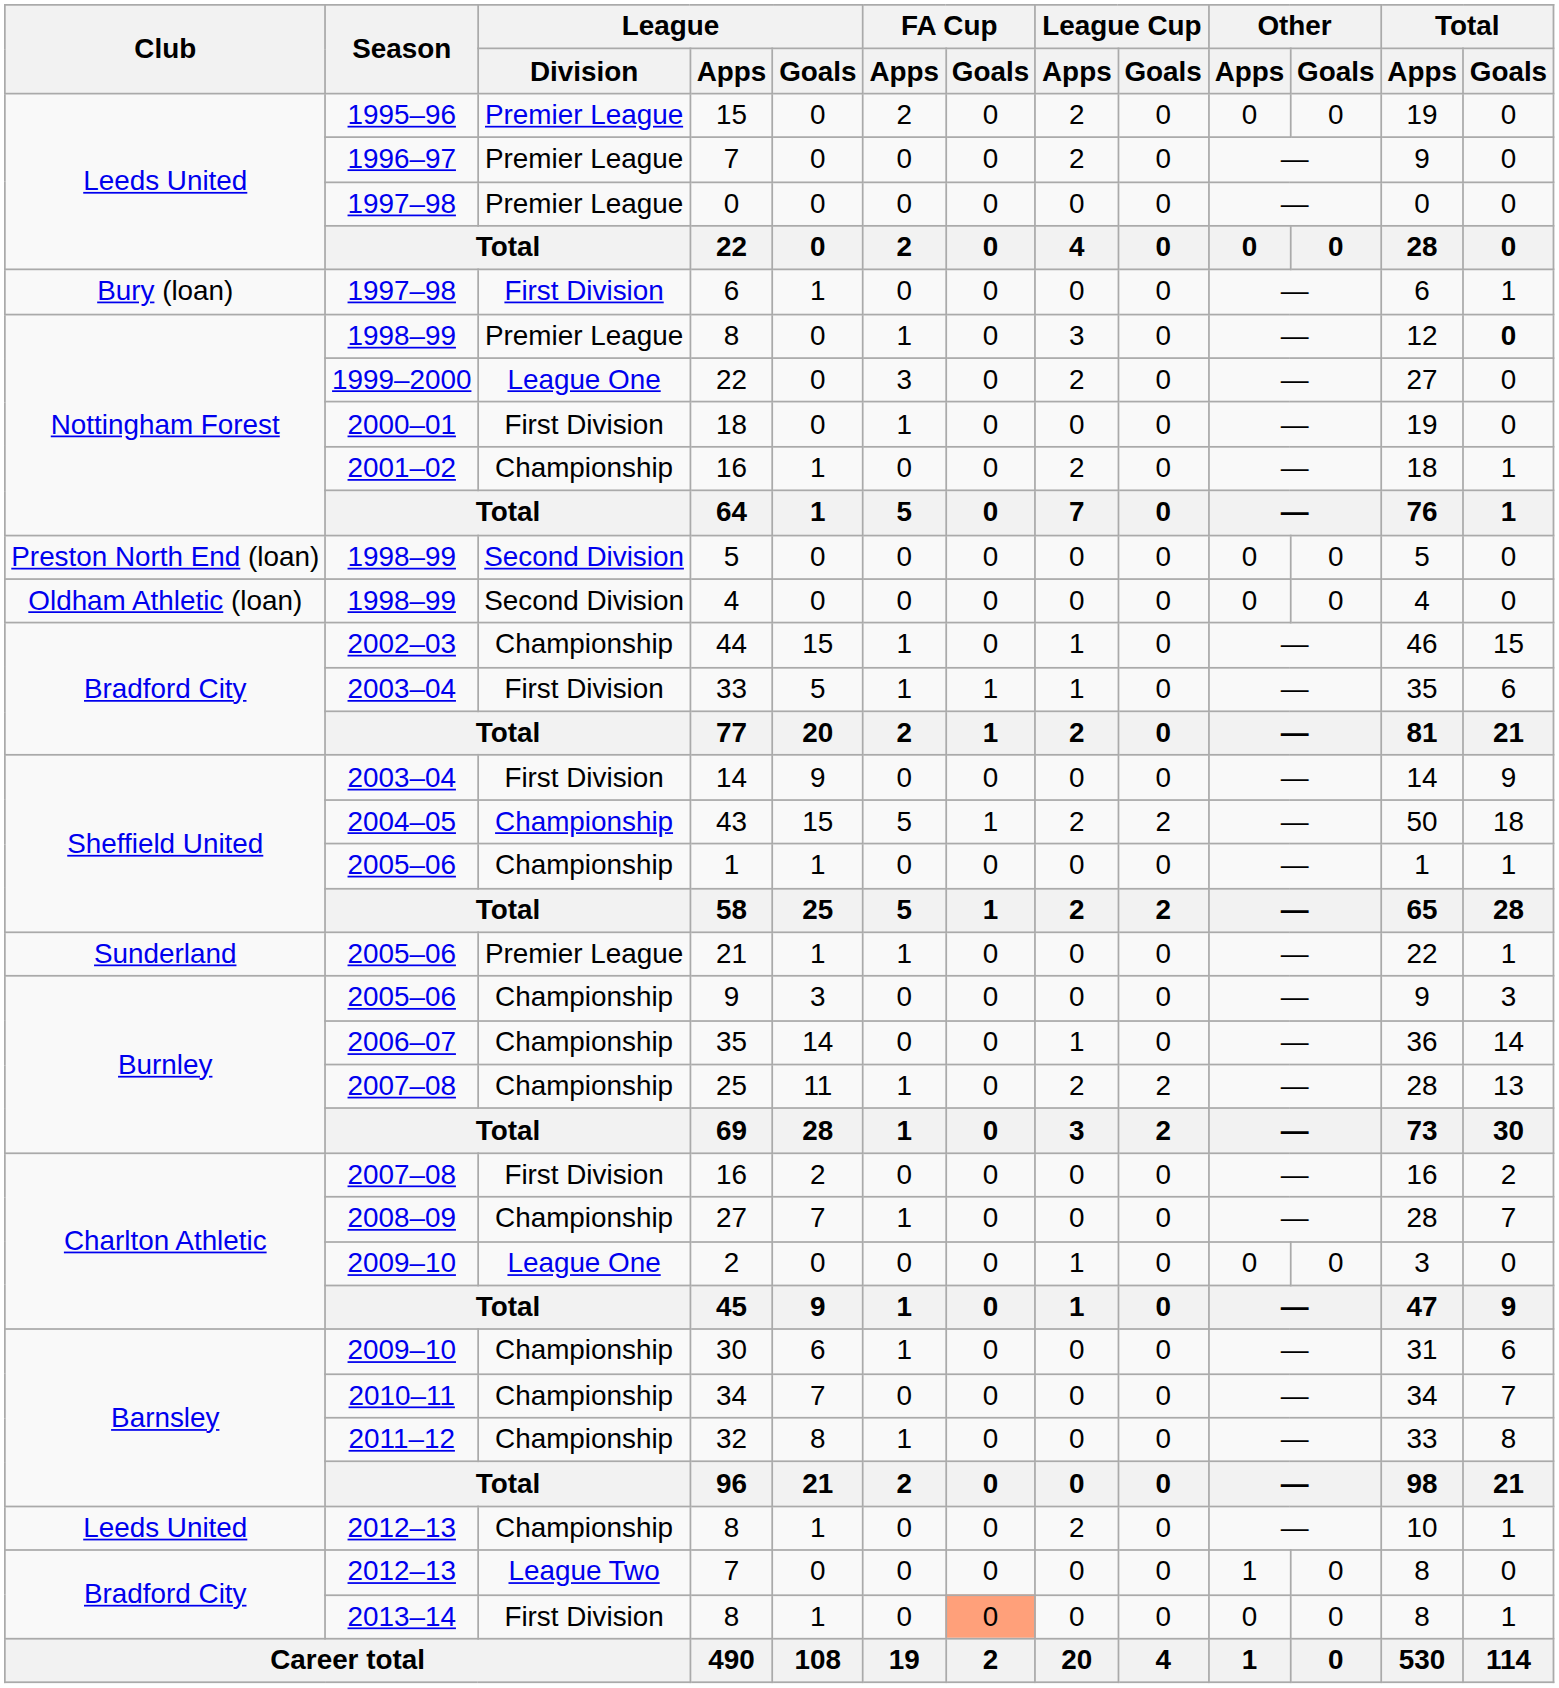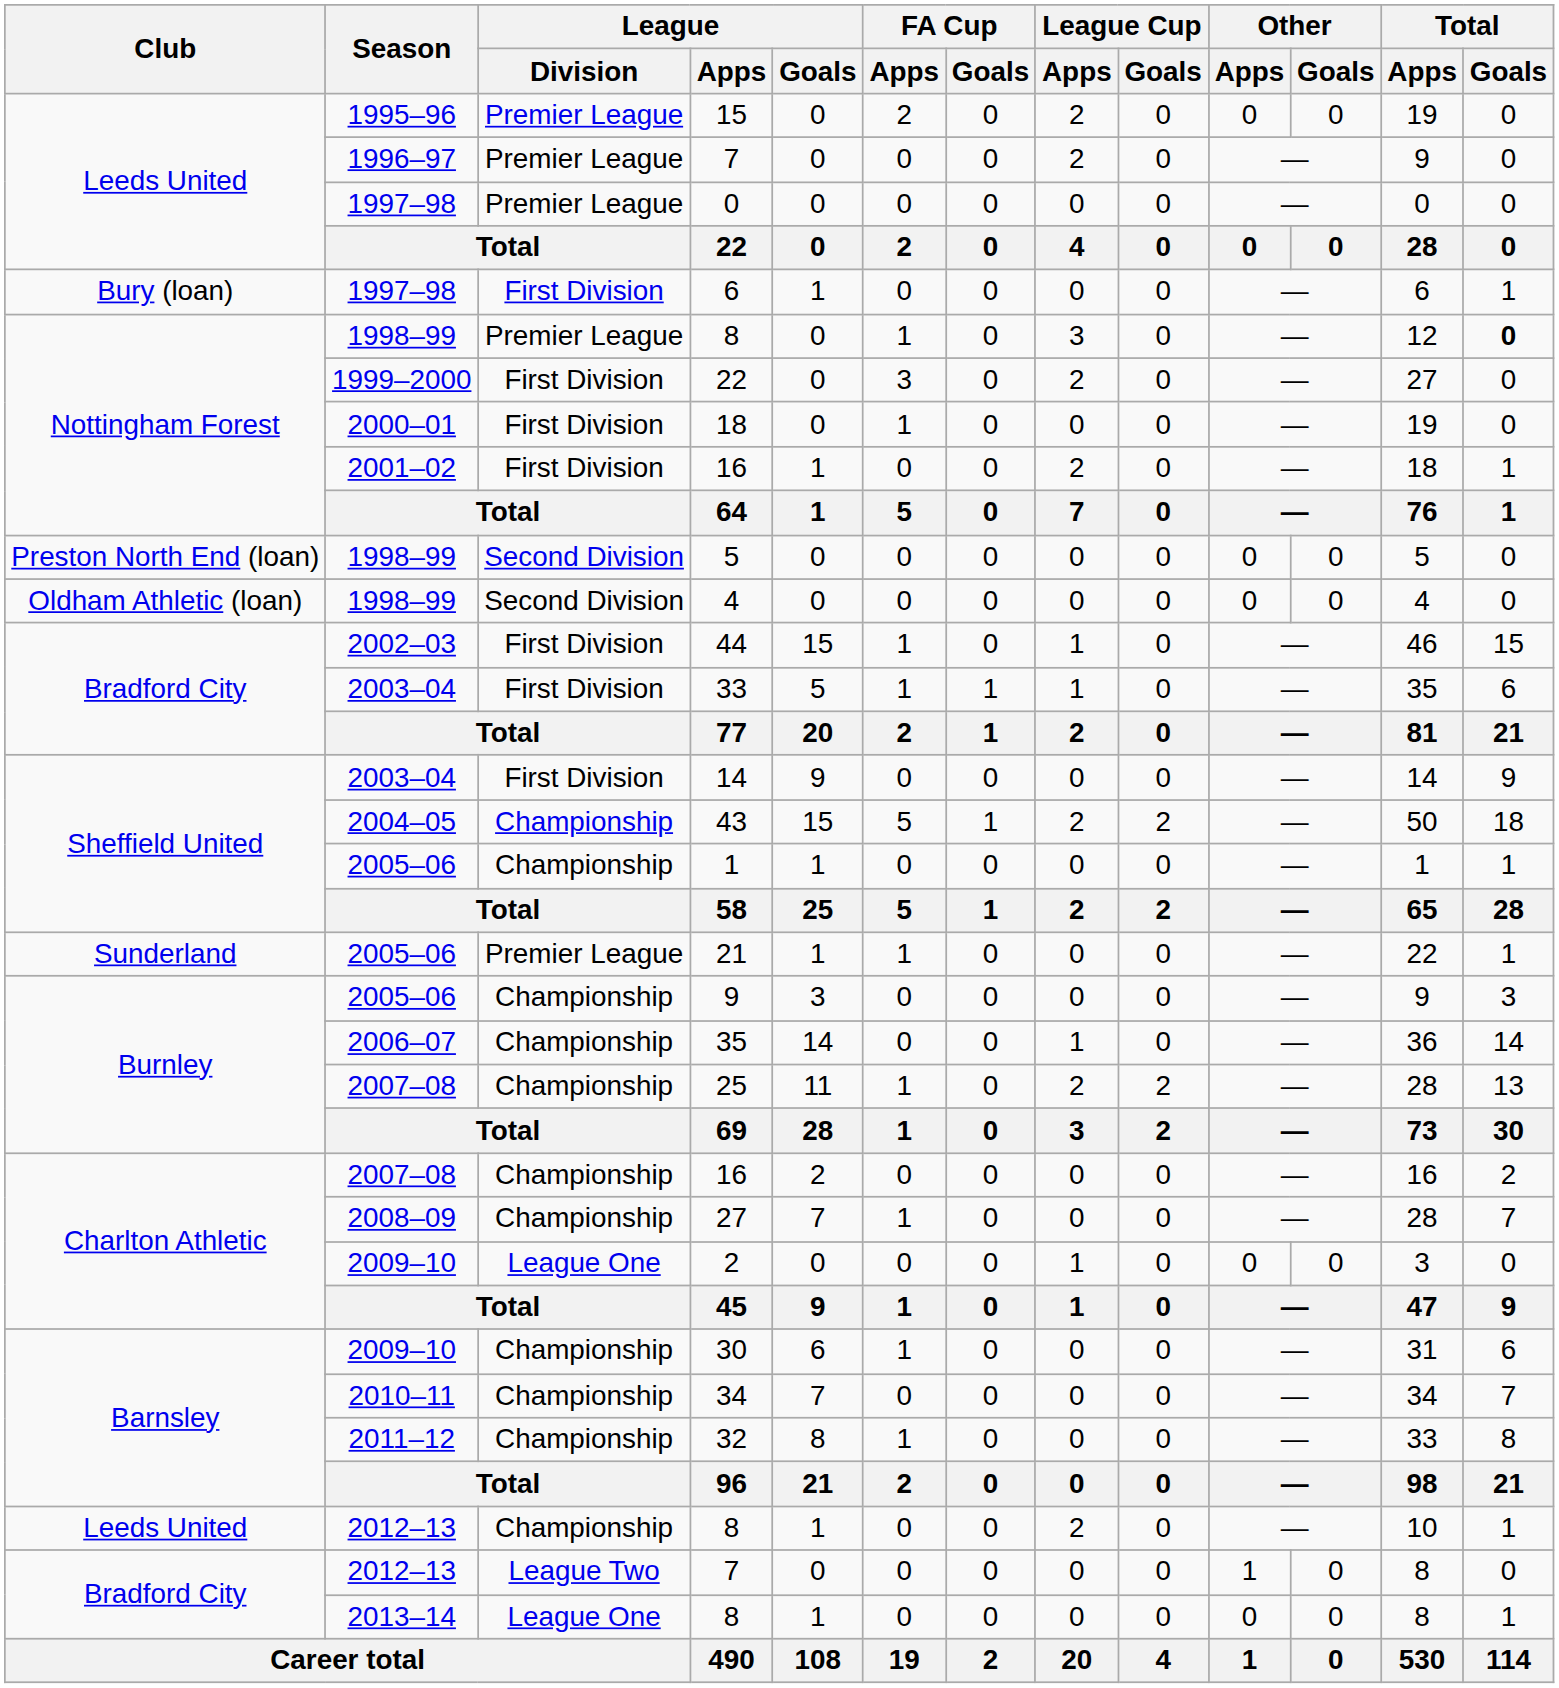(584, 379) League One -> (584, 379) First Division
(584, 468) Championship -> (584, 468) First Division
(584, 644) Championship -> (584, 644) First Division
(584, 1174) First Division -> (584, 1174) Championship
(584, 1616) First Division -> (584, 1616) League One
(990, 1616) lightsalmon background -> (990, 1616) no background
